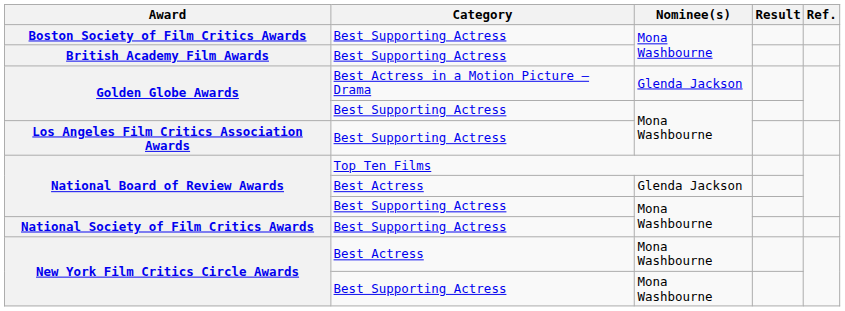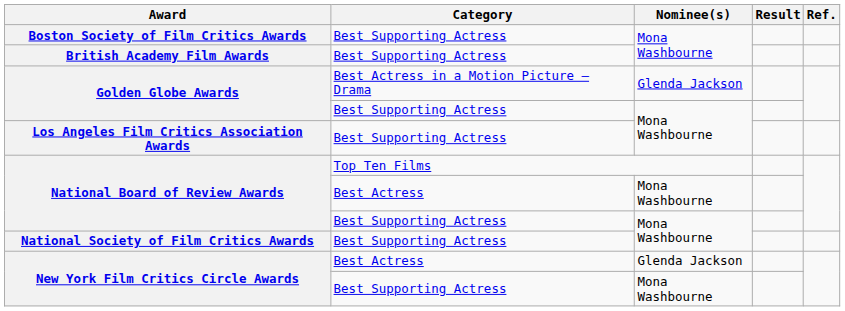(690, 186) Glenda Jackson -> (675, 193) Mona Washbourne
(675, 254) Mona Washbourne -> (690, 261) Glenda Jackson
